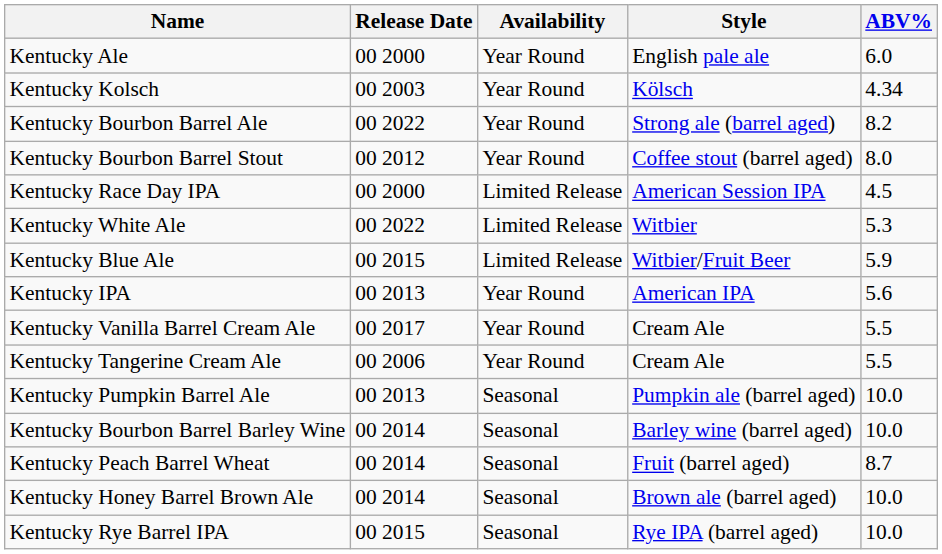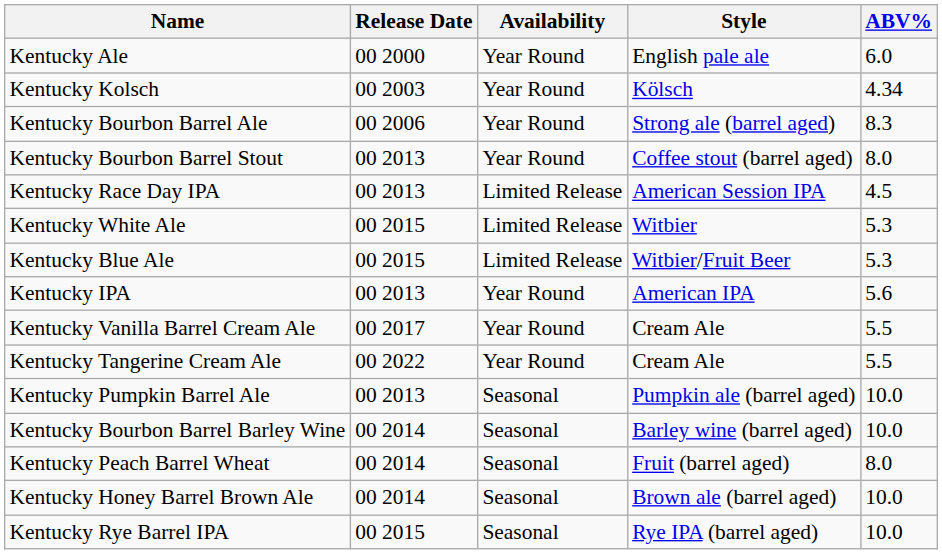(390, 123) 00 2022 -> (390, 123) 00 2006
(879, 123) 8.2 -> (879, 123) 8.3
(390, 157) 00 2012 -> (390, 157) 00 2013
(390, 191) 00 2000 -> (390, 191) 00 2013
(390, 225) 00 2022 -> (390, 225) 00 2015
(879, 259) 5.9 -> (879, 259) 5.3
(390, 361) 00 2006 -> (390, 361) 00 2022
(879, 463) 8.7 -> (879, 463) 8.0
